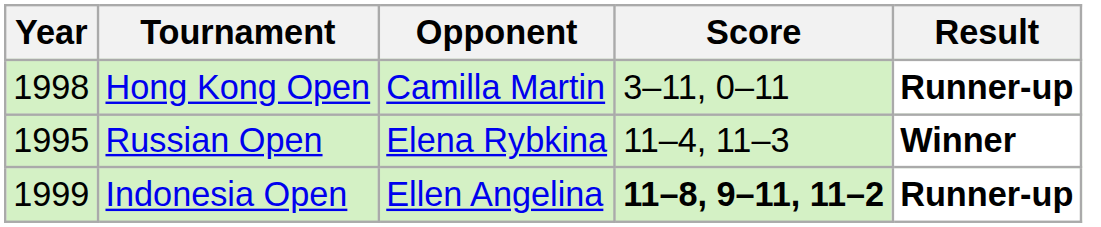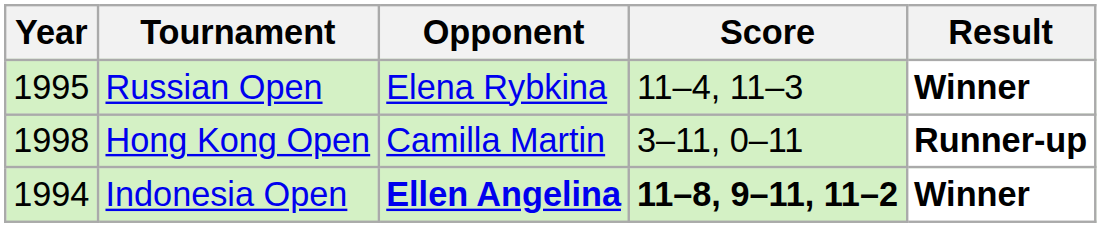rows swapped: (214, 141) <-> (238, 87)
(51, 195) 1999 -> (51, 195) 1994
(495, 195) normal -> (504, 195) bold
(987, 195) Runner-up -> (972, 195) Winner
